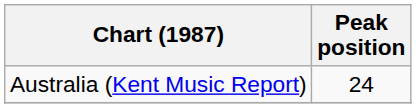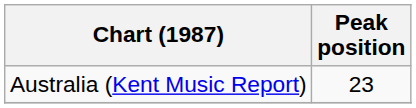(361, 84) 24 -> (361, 84) 23
